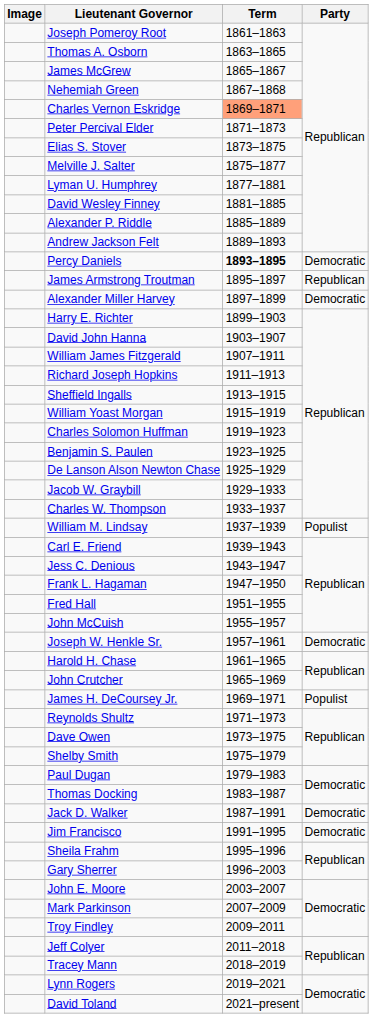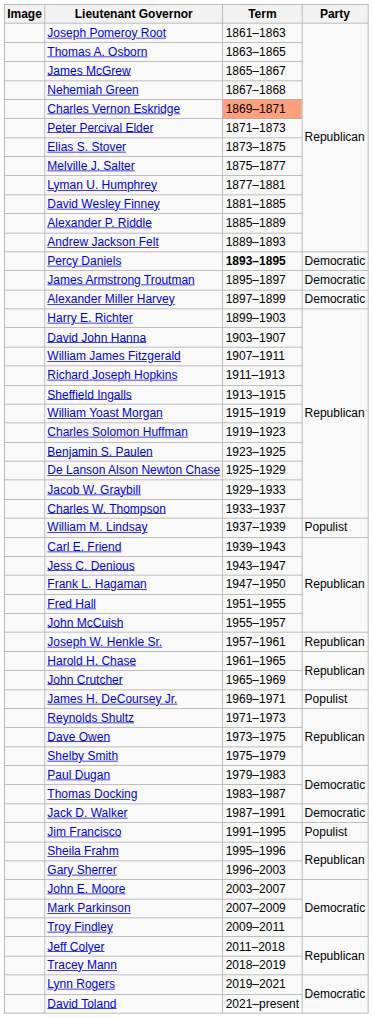(335, 280) Republican -> (335, 280) Democratic
(335, 642) Democratic -> (335, 642) Republican
(335, 832) Democratic -> (326, 832) Populist
